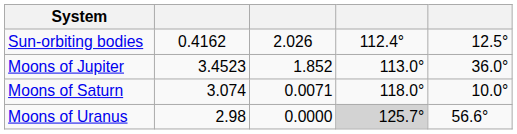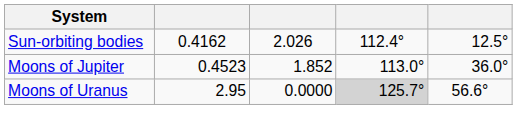(212, 66) 3.4523 -> (212, 66) 0.4523
- row: (66, 91)
(221, 116) 2.98 -> (221, 91) 2.95
